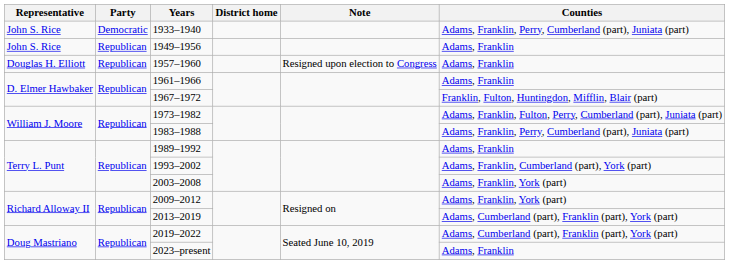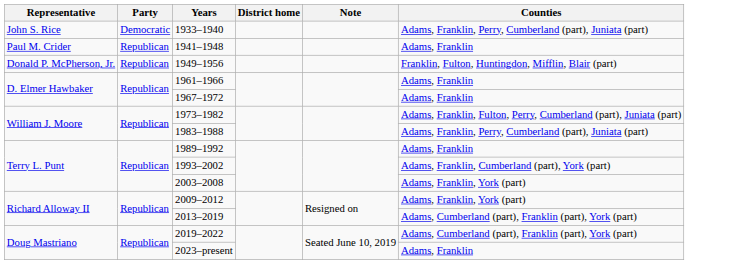+ row: (199, 47)
(34, 47) John S. Rice -> (61, 64) Donald P. McPherson, Jr.
(478, 47) Adams, Franklin -> (509, 64) Franklin, Fulton, Huntingdon, Mifflin, Blair (part)
- row: (177, 64)
(550, 98) Franklin, Fulton, Huntingdon, Mifflin, Blair (part) -> (437, 98) Adams, Franklin
